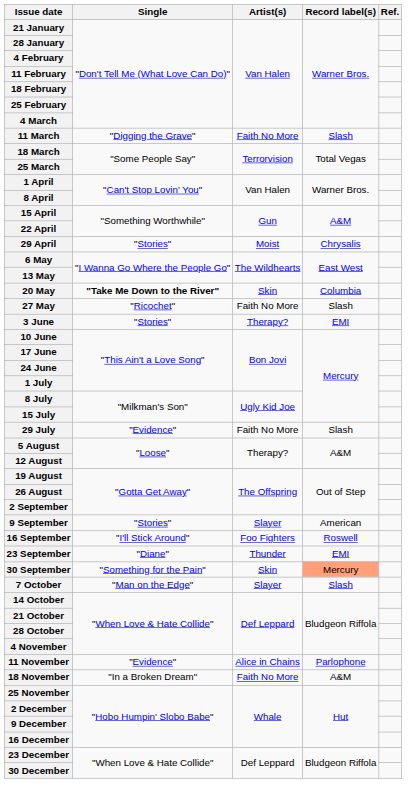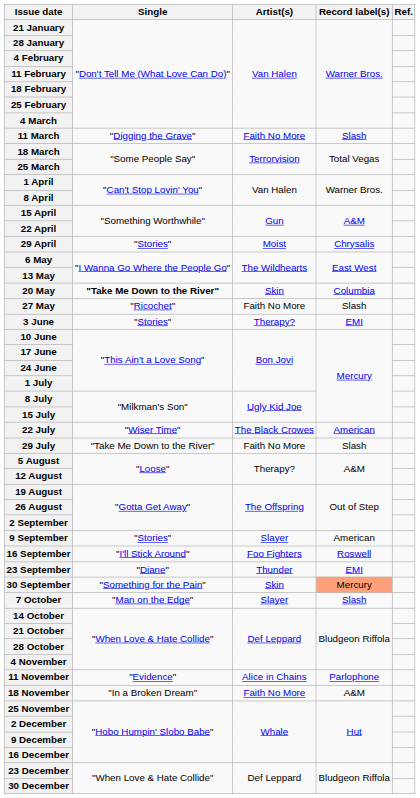+ row: (39, 430)
(153, 430) "Evidence" -> (153, 445) "Take Me Down to the River"
